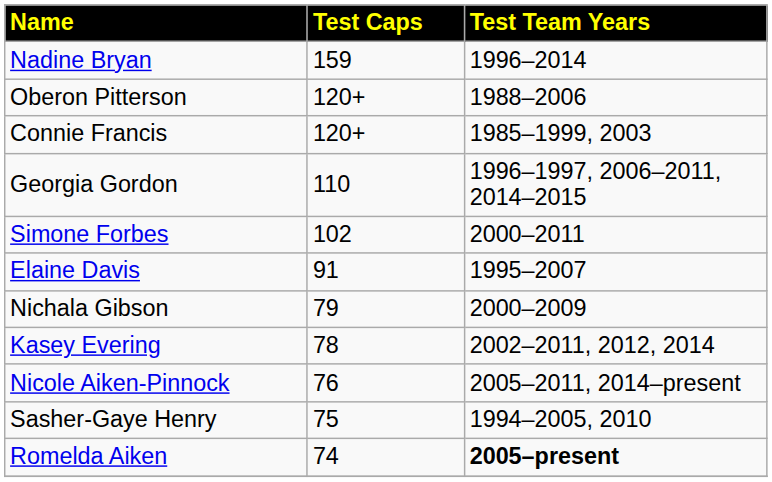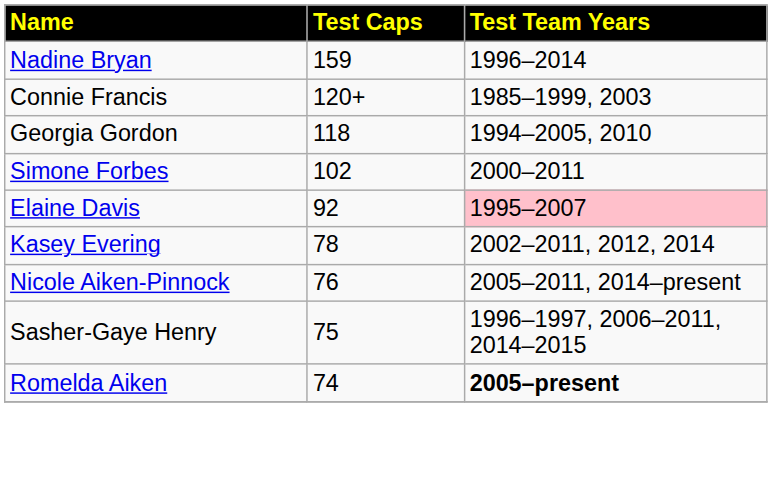- row: (98, 97)
(332, 184) 110 -> (332, 134) 118
(595, 184) 1996–1997, 2006–2011, 2014–2015 -> (561, 134) 1994–2005, 2010
(326, 271) 91 -> (326, 208) 92
(528, 271) no background -> (528, 208) pink background
- row: (89, 308)
(561, 419) 1994–2005, 2010 -> (595, 332) 1996–1997, 2006–2011, 2014–2015
